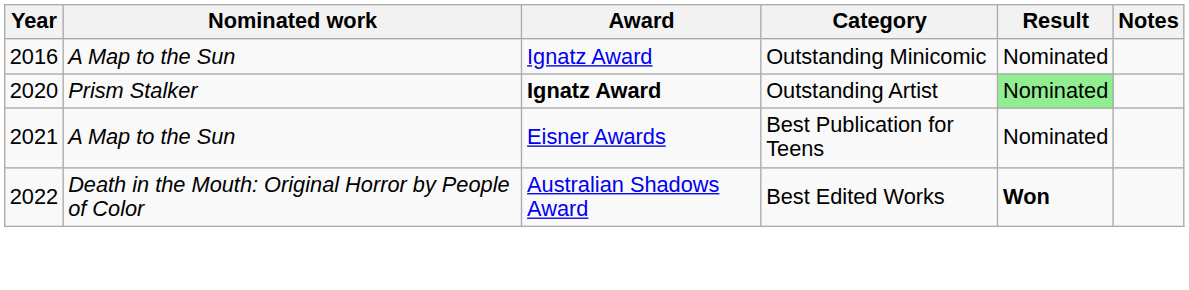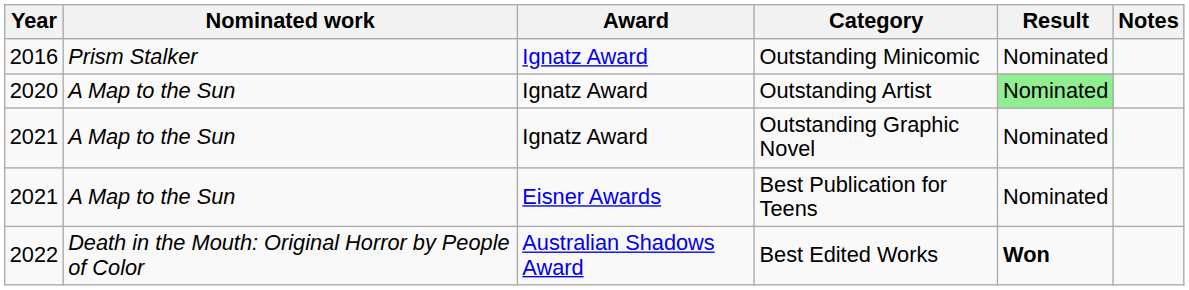(152, 56) A Map to the Sun -> (133, 56) Prism Stalker
(133, 90) Prism Stalker -> (152, 90) A Map to the Sun
(594, 90) bold -> (585, 90) normal
+ row: (859, 137)
